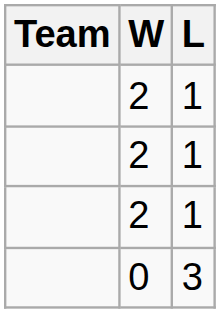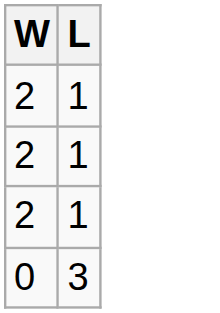- column: (62, 34)
